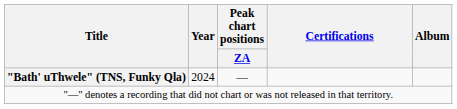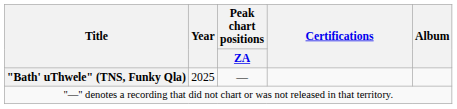(203, 77) 2024 -> (203, 77) 2025
